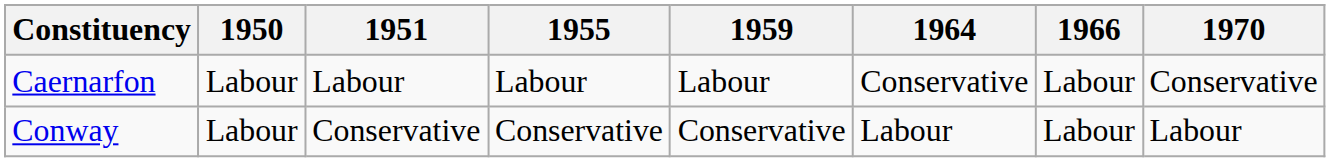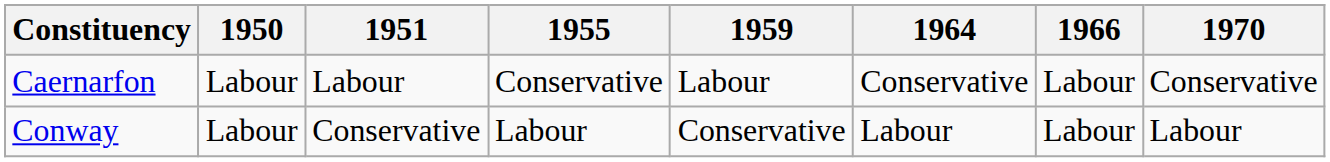(541, 80) Labour -> (579, 80) Conservative
(579, 130) Conservative -> (541, 130) Labour
